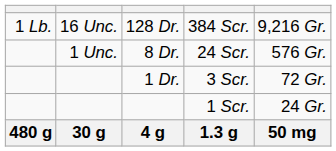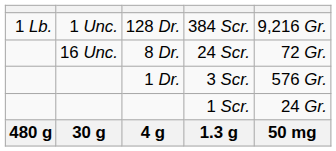(89, 26) 16 Unc. -> (94, 26) 1 Unc.
(94, 53) 1 Unc. -> (89, 53) 16 Unc.
(299, 53) 576 Gr. -> (304, 53) 72 Gr.
(304, 79) 72 Gr. -> (299, 79) 576 Gr.
